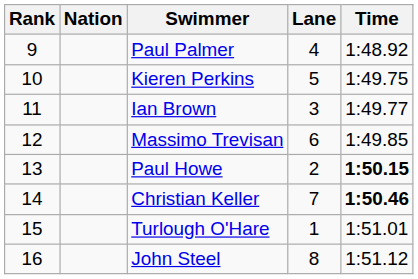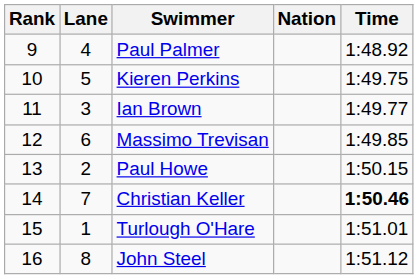columns swapped: (314, 19) <-> (93, 19)
(377, 169) bold -> (377, 169) normal
